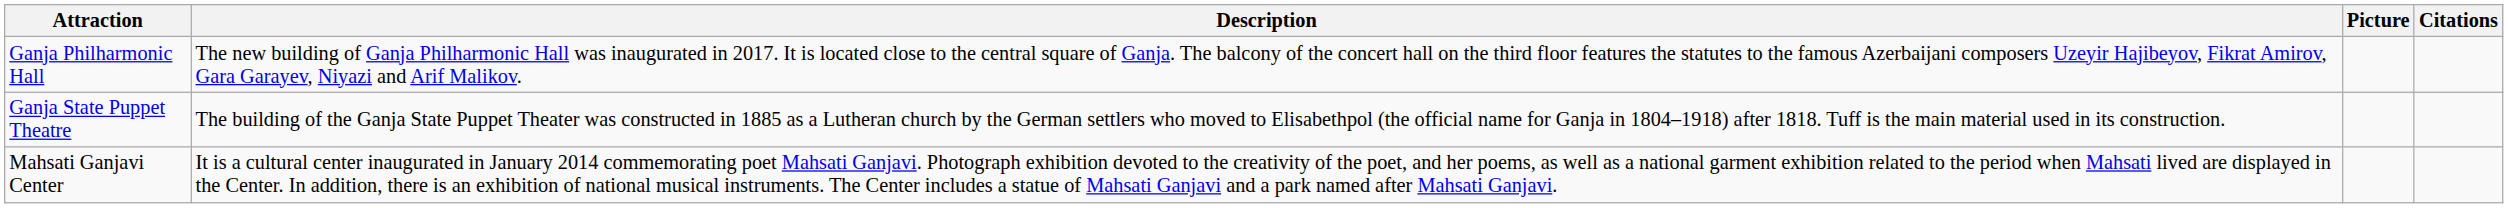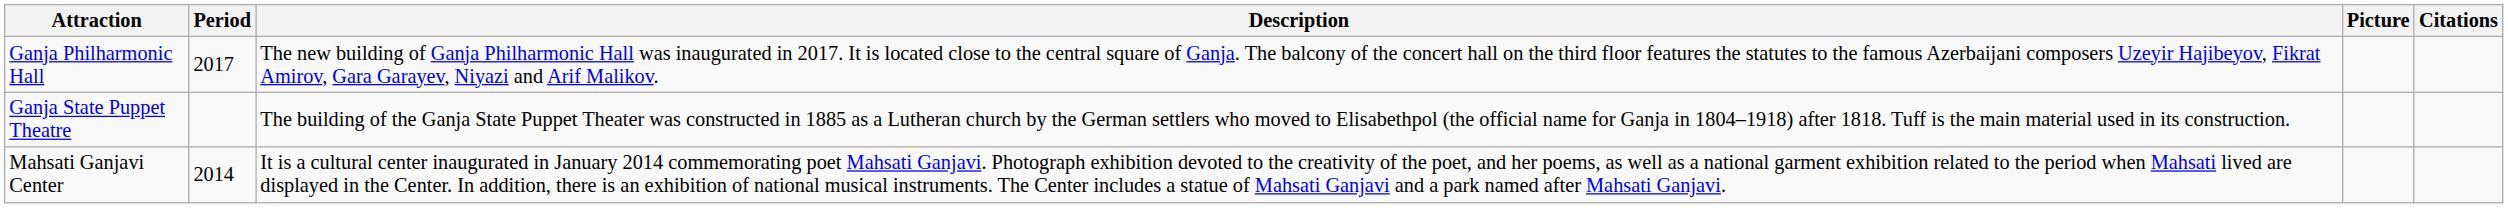+ column: (222, 20)
